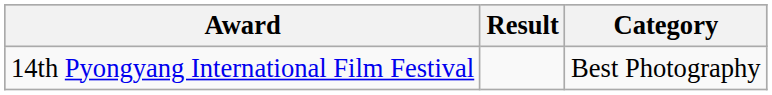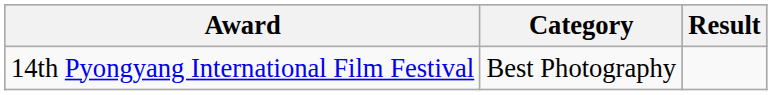columns swapped: (666, 25) <-> (523, 25)
